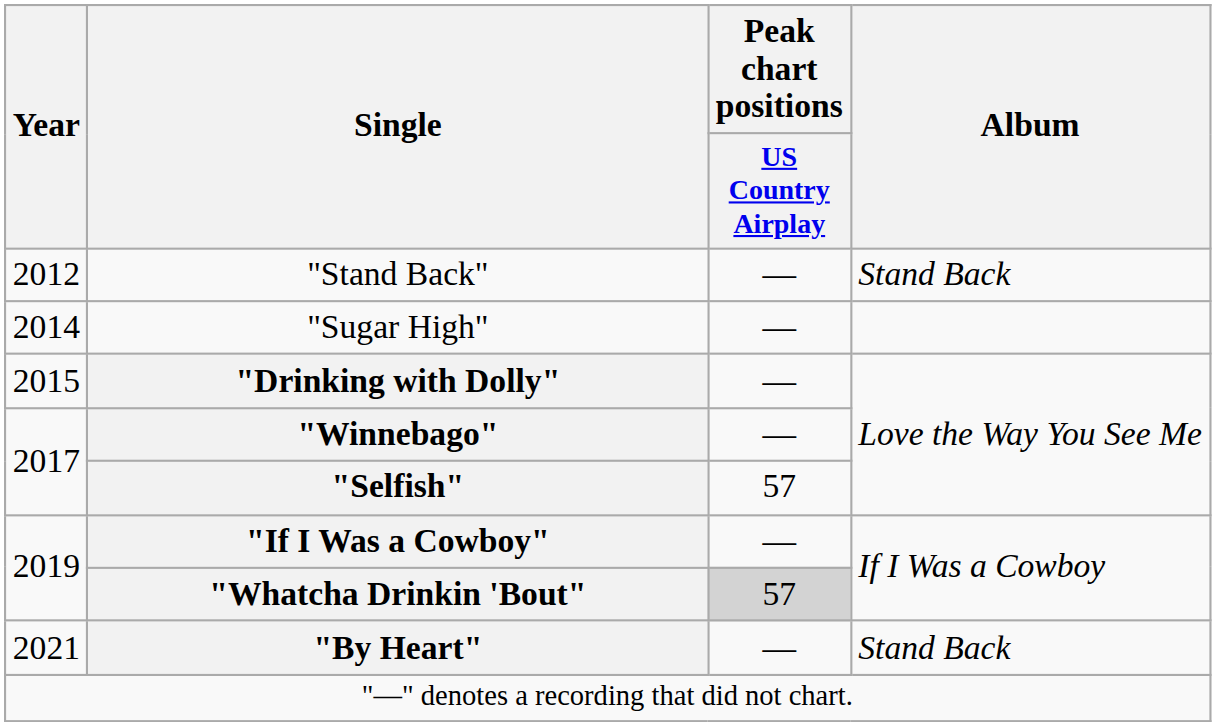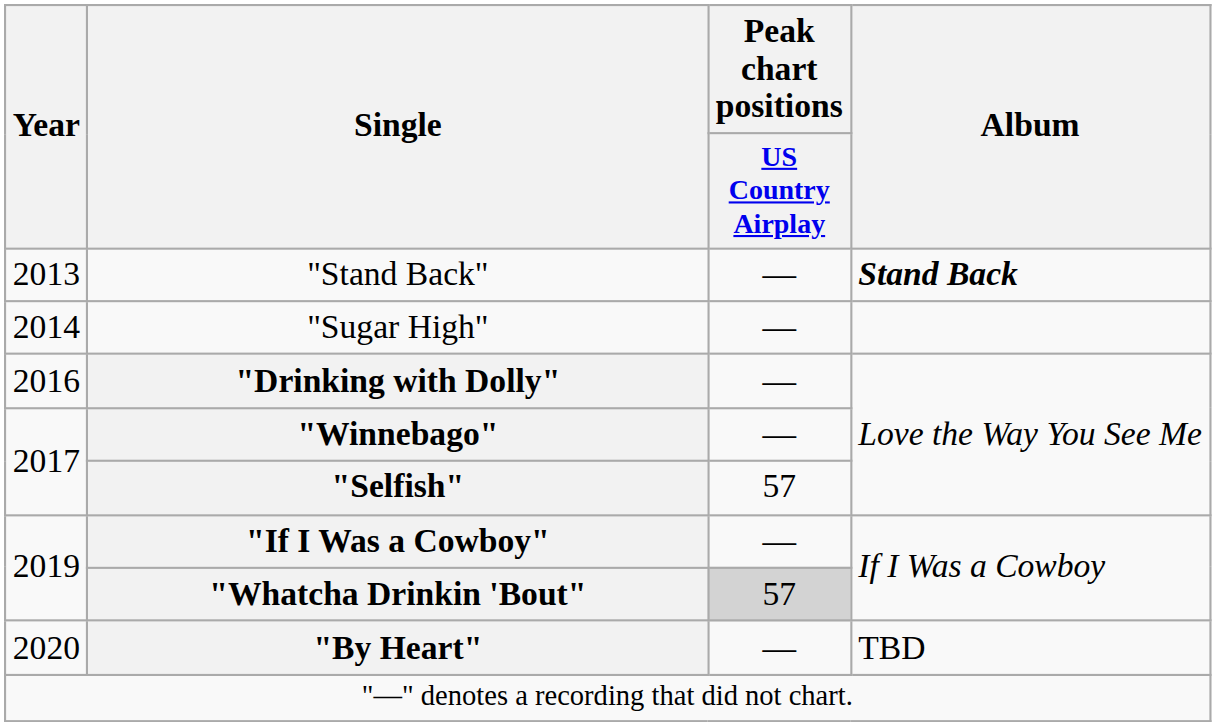(46, 274) 2012 -> (46, 274) 2013
(934, 274) normal -> (938, 274) bold
(46, 380) 2015 -> (46, 380) 2016
(46, 647) 2021 -> (46, 647) 2020
(934, 647) Stand Back -> (892, 647) TBD
